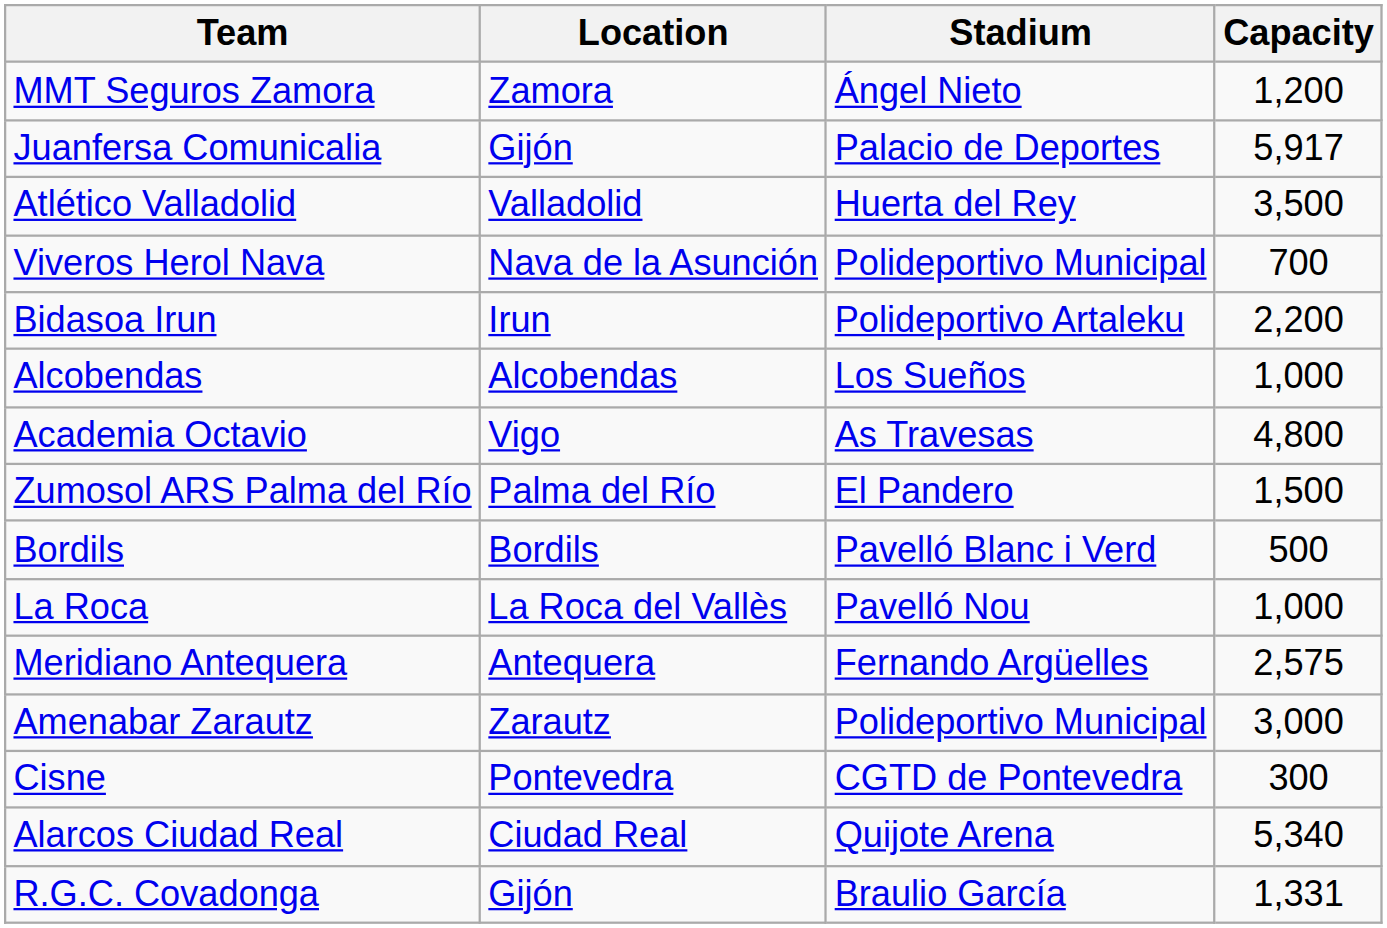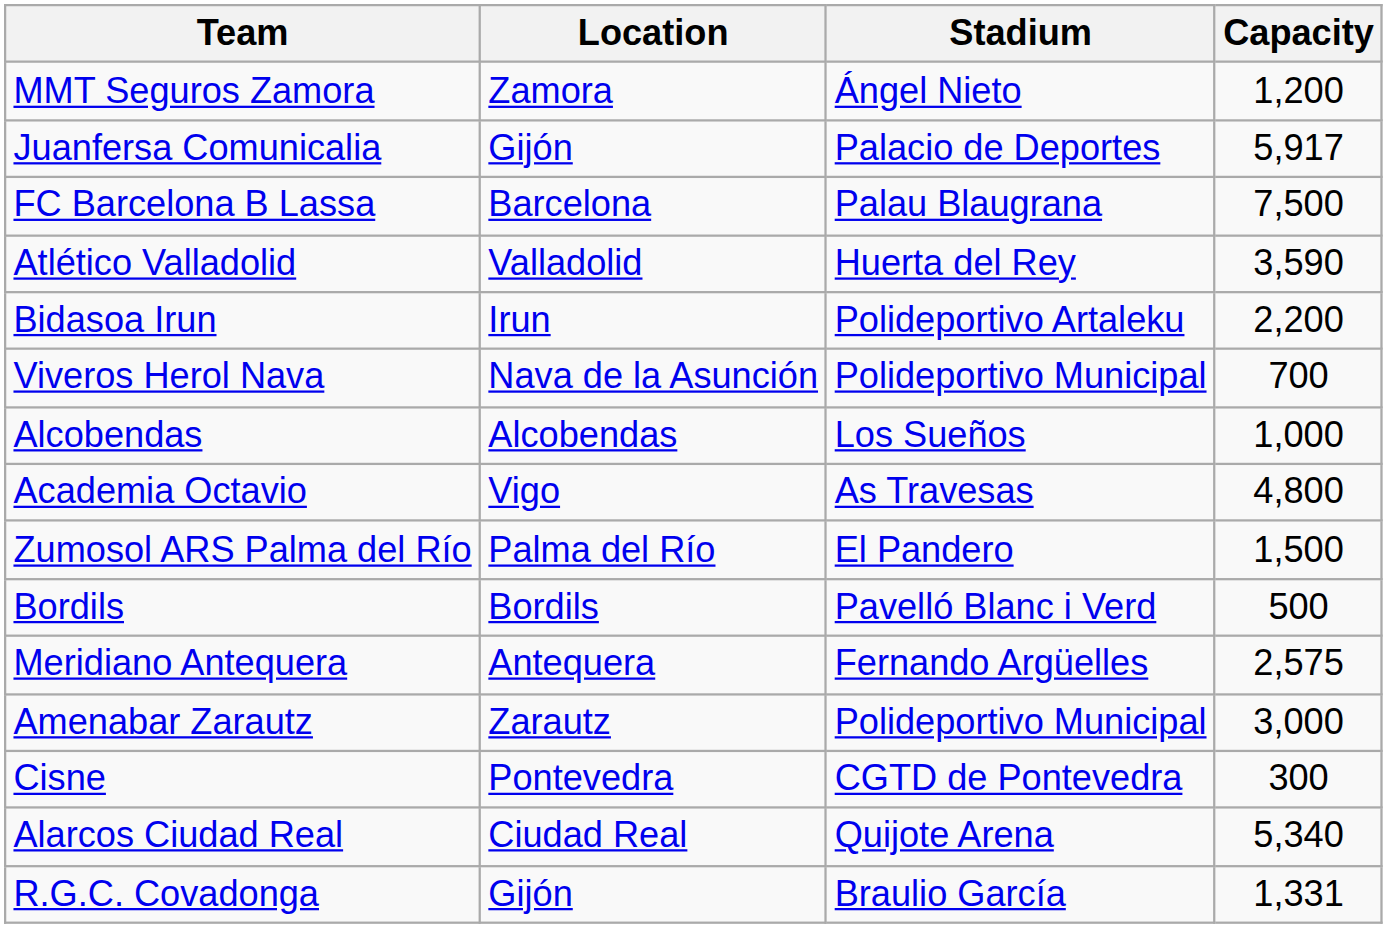+ row: (194, 205)
(1299, 205) 3,500 -> (1299, 262) 3,590
rows swapped: (115, 319) <-> (169, 262)
- row: (81, 606)
